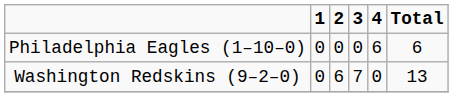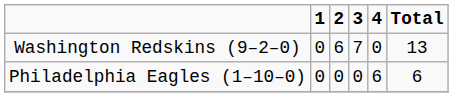rows swapped: (157, 48) <-> (157, 77)
